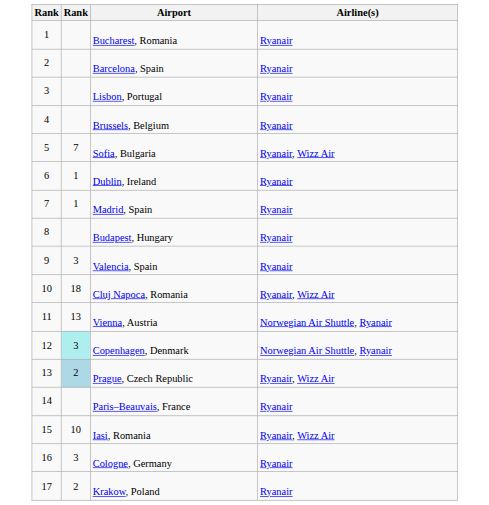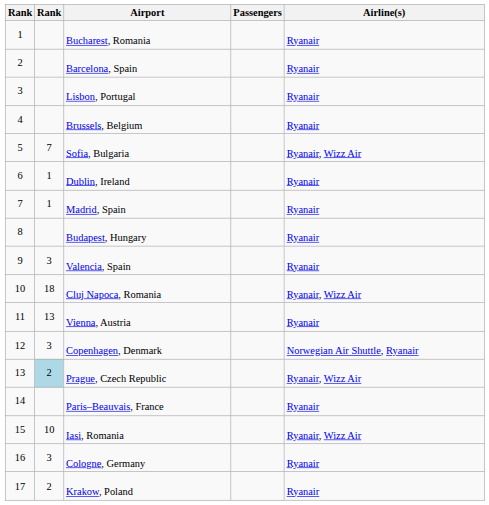+ column: (258, 12)
(326, 322) Norwegian Air Shuttle, Ryanair -> (303, 322) Ryanair
(76, 345) paleturquoise background -> (49, 345) no background
